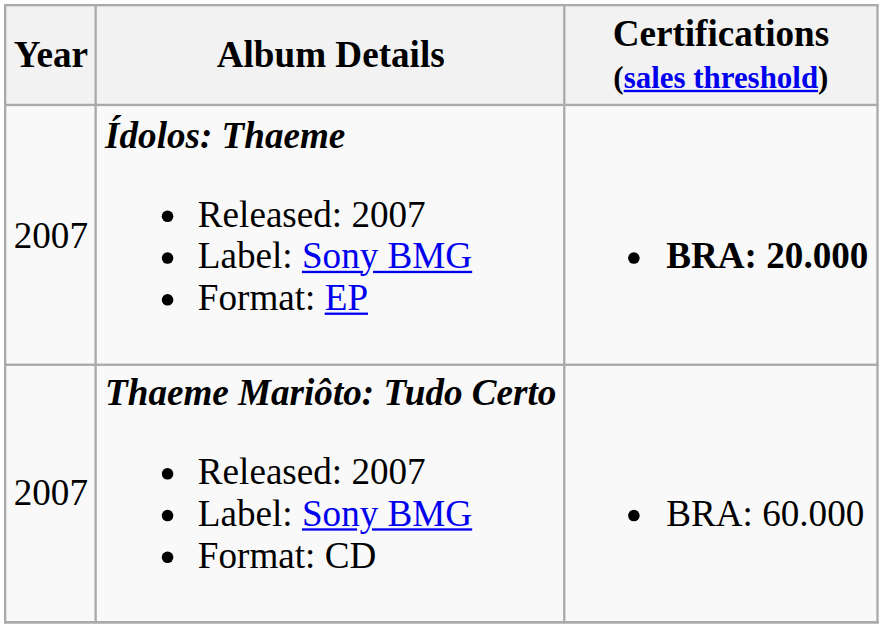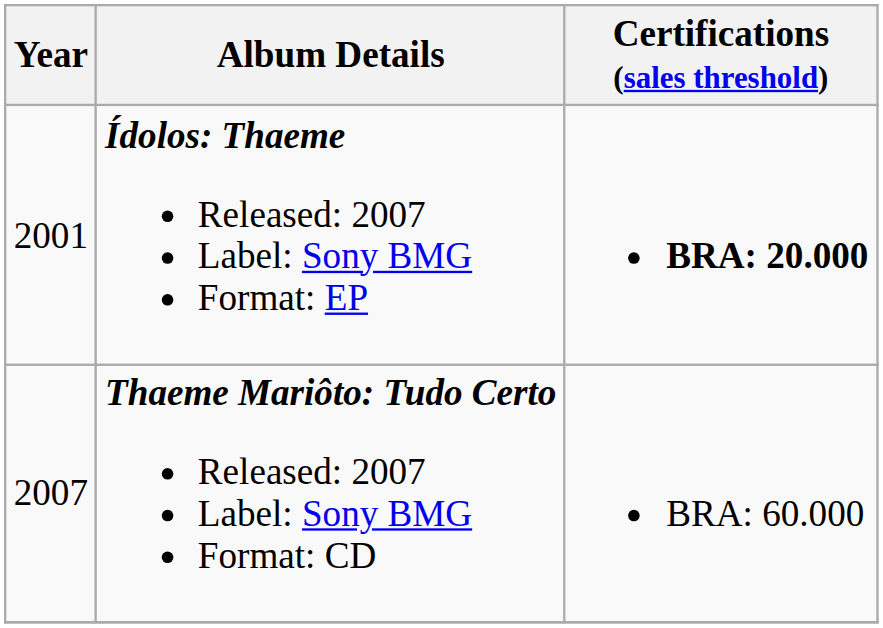(51, 234) 2007 -> (51, 234) 2001
